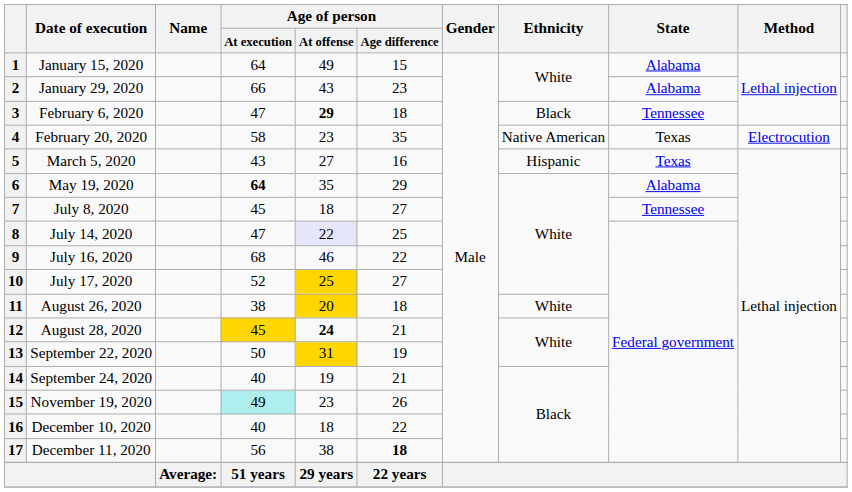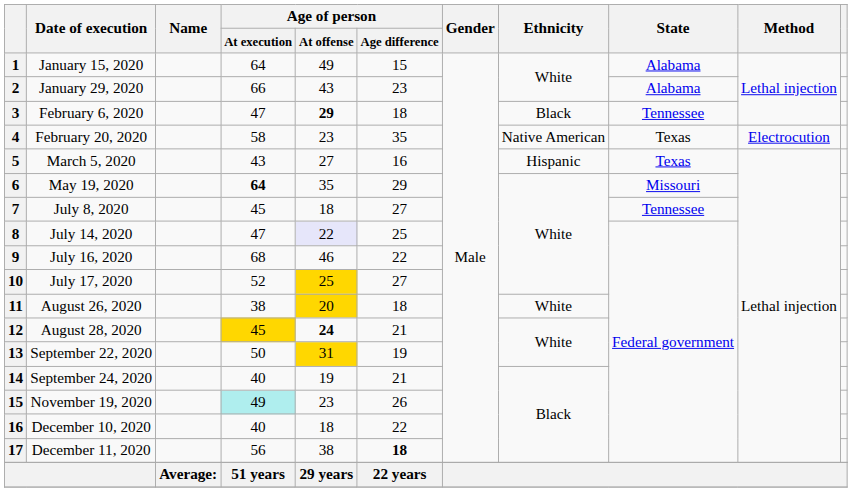(673, 185) Alabama -> (673, 185) Missouri
